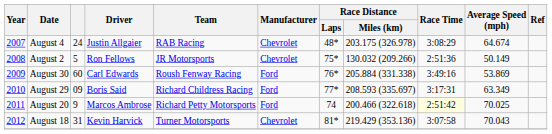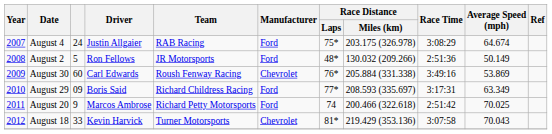(279, 43) Chevrolet -> (269, 43) Ford
(331, 43) 48* -> (331, 43) 75*
(279, 59) Chevrolet -> (269, 59) Ford
(331, 59) 75* -> (331, 59) 48*
(269, 74) Ford -> (279, 74) Chevrolet
(441, 105) lightyellow background -> (441, 105) no background
(78, 121) 31 -> (78, 121) 33
